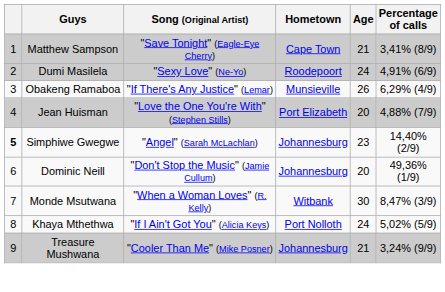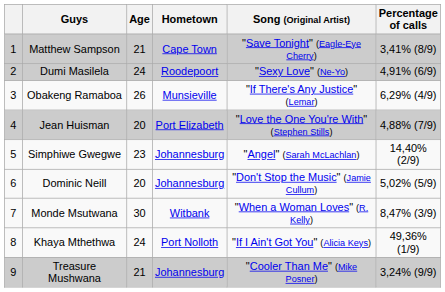columns swapped: (363, 19) <-> (200, 19)
(13, 142) bold -> (13, 155) normal
(408, 172) 49,36% (1/9) -> (408, 184) 5,02% (5/9)
(408, 225) 5,02% (5/9) -> (408, 243) 49,36% (1/9)
